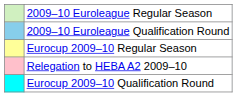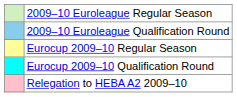rows swapped: (120, 83) <-> (107, 66)
